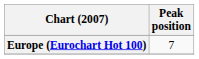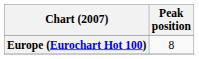(171, 44) 7 -> (171, 44) 8
